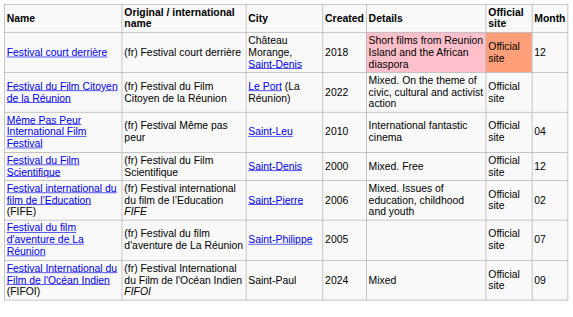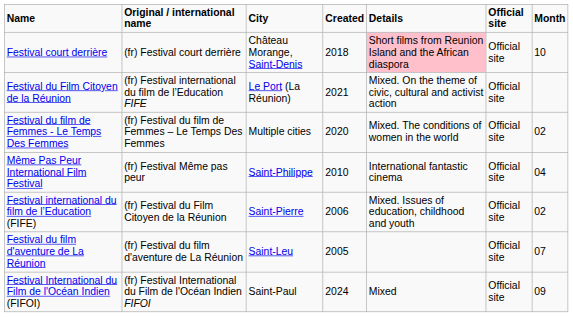(504, 52) lightsalmon background -> (504, 52) no background
(540, 52) 12 -> (540, 52) 10
(176, 92) (fr) Festival du Film Citoyen de la Réunion -> (180, 92) (fr) Festival international du film de l’Education FIFE
(337, 92) 2022 -> (337, 92) 2021
+ row: (54, 132)
(271, 132) Saint-Leu -> (281, 172) Saint-Philippe
- row: (43, 166)
(180, 200) (fr) Festival international du film de l’Education FIFE -> (175, 212) (fr) Festival du Film Citoyen de la Réunion
(280, 240) Saint-Philippe -> (271, 252) Saint-Leu
